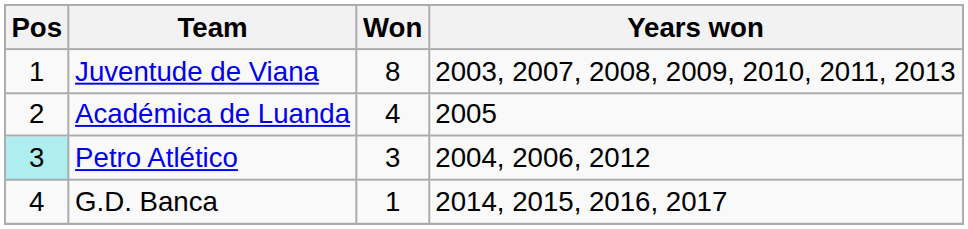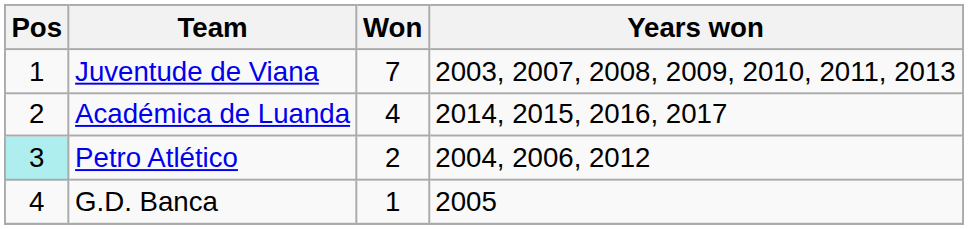(393, 71) 8 -> (393, 71) 7
(466, 115) 2005 -> (581, 115) 2014, 2015, 2016, 2017
(393, 158) 3 -> (393, 158) 2
(581, 202) 2014, 2015, 2016, 2017 -> (466, 202) 2005
